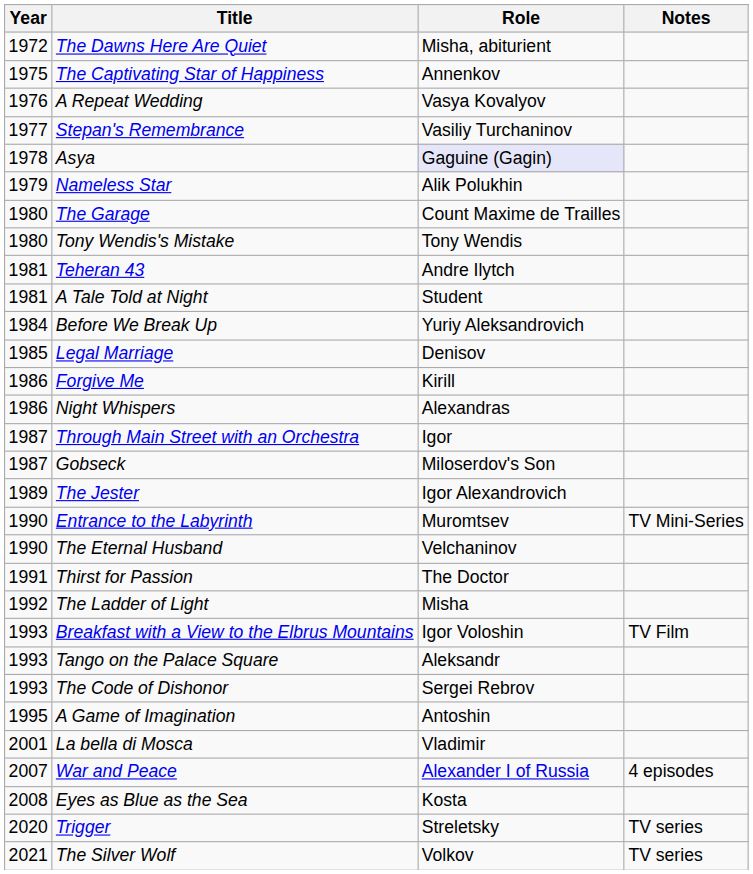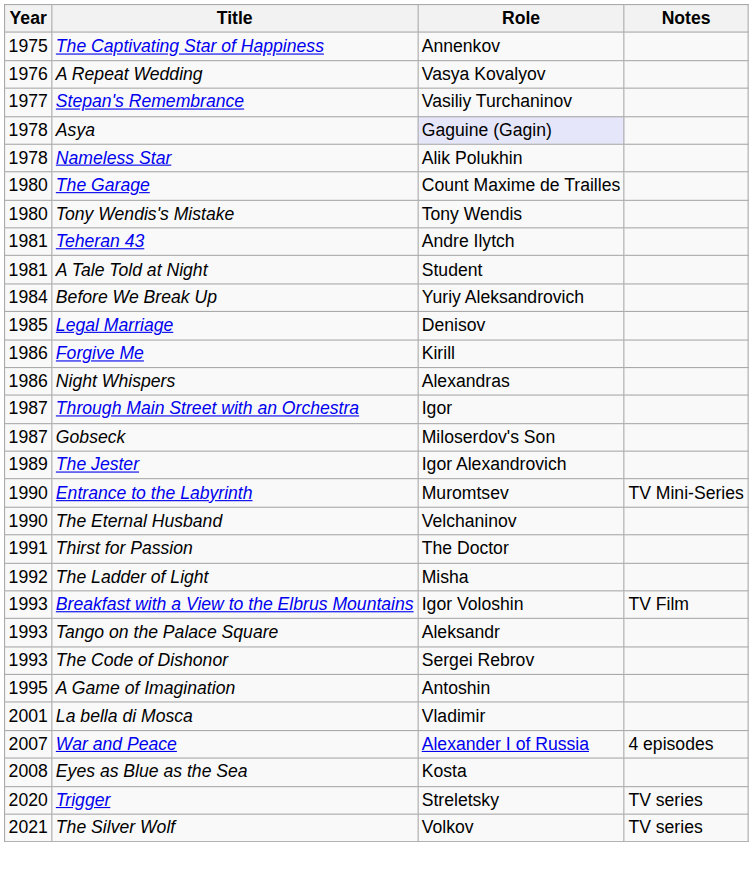- row: (161, 46)
(28, 185) 1979 -> (28, 158) 1978
